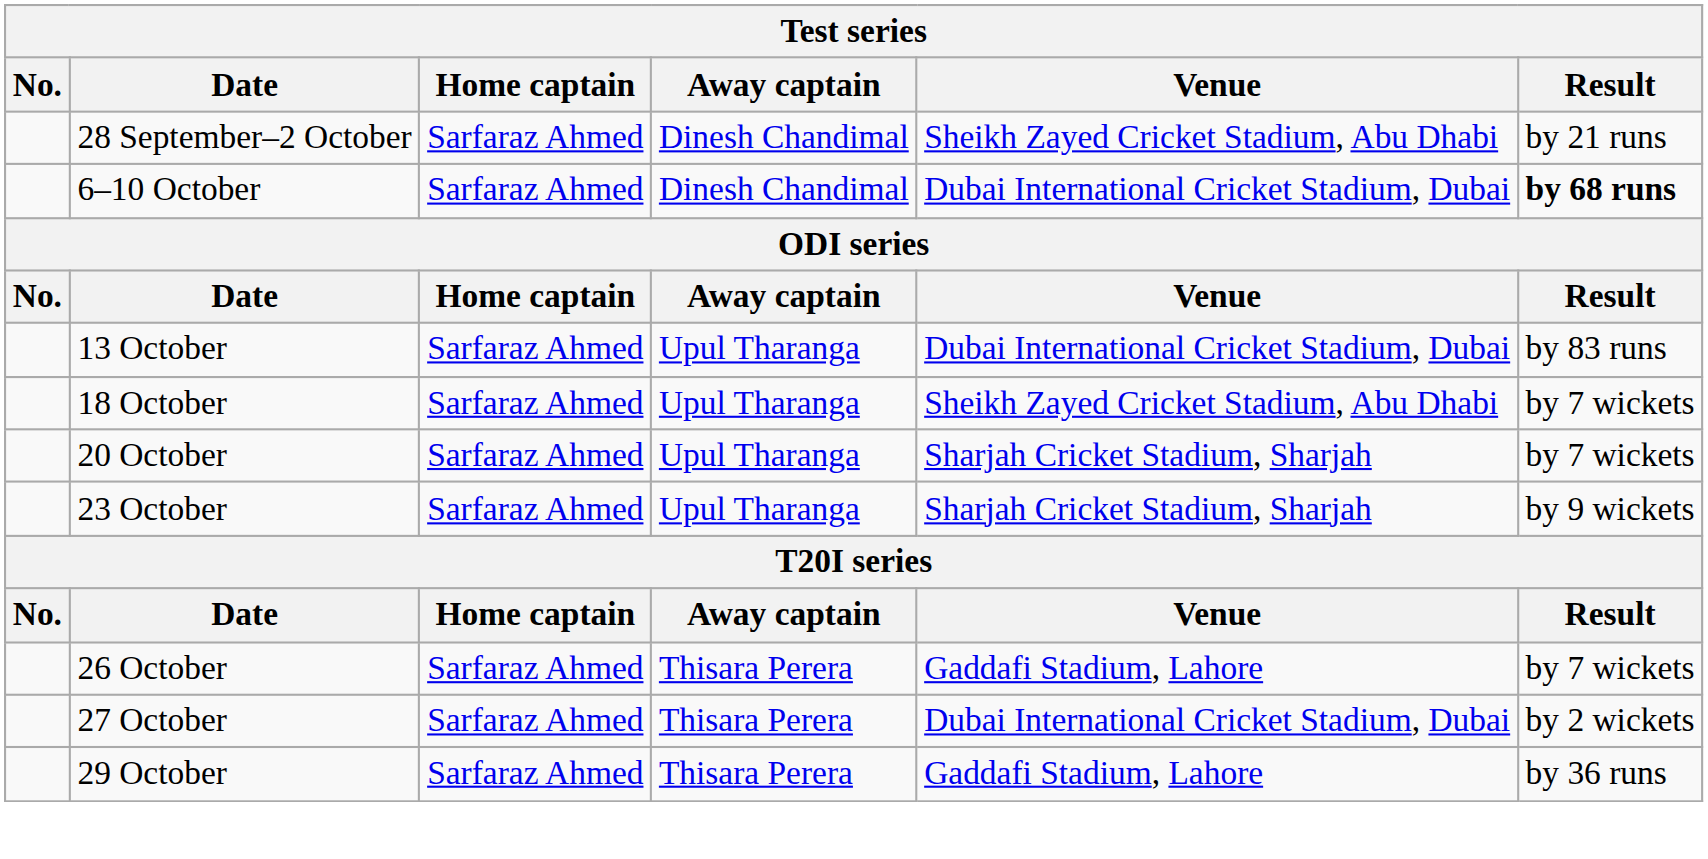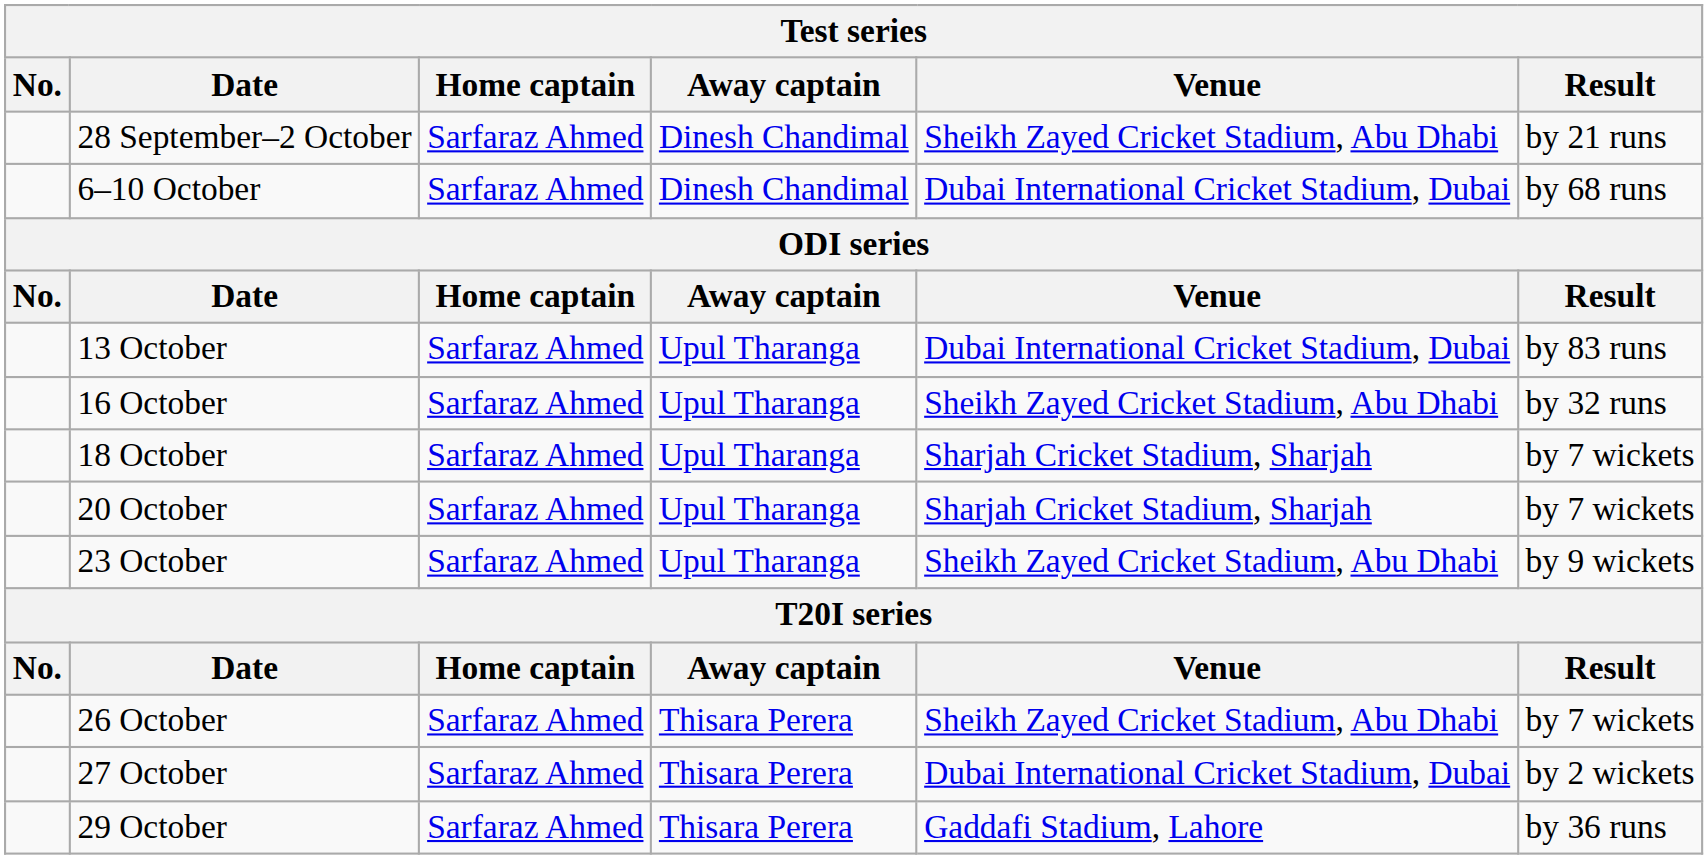(1601, 190) bold -> (1596, 190) normal
+ row: (152, 402)
(1211, 402) Sheikh Zayed Cricket Stadium, Abu Dhabi -> (1148, 455) Sharjah Cricket Stadium, Sharjah
(1148, 508) Sharjah Cricket Stadium, Sharjah -> (1211, 561) Sheikh Zayed Cricket Stadium, Abu Dhabi
(1094, 667) Gaddafi Stadium, Lahore -> (1211, 720) Sheikh Zayed Cricket Stadium, Abu Dhabi
